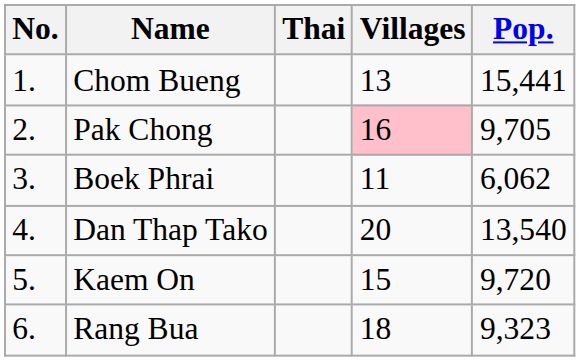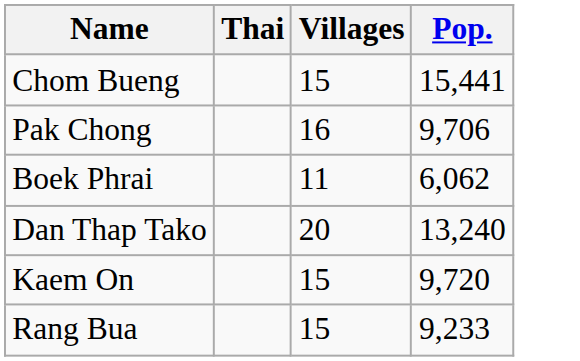- column: (35, 29)
(376, 79) 13 -> (315, 79) 15
(376, 129) pink background -> (315, 129) no background
(515, 129) 9,705 -> (454, 129) 9,706
(523, 229) 13,540 -> (462, 229) 13,240
(376, 329) 18 -> (315, 329) 15
(515, 329) 9,323 -> (454, 329) 9,233
